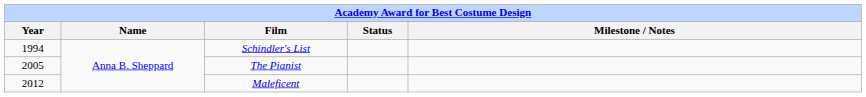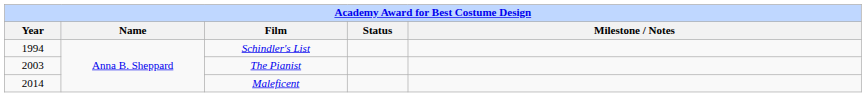(33, 65) 2005 -> (33, 65) 2003
(33, 83) 2012 -> (33, 83) 2014
